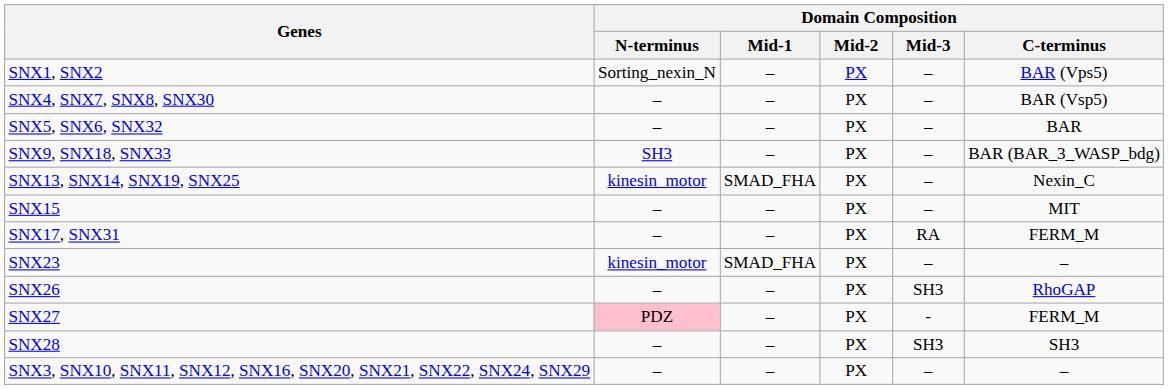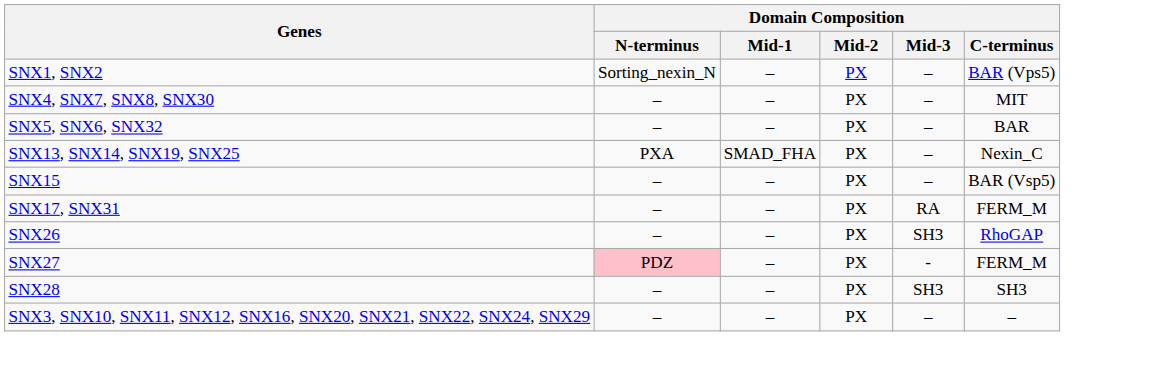(1064, 99) BAR (Vsp5) -> (1012, 99) MIT
- row: (90, 153)
(657, 180) kinesin_motor -> (657, 153) PXA
(1064, 208) MIT -> (1012, 180) BAR (Vsp5)
- row: (34, 262)
